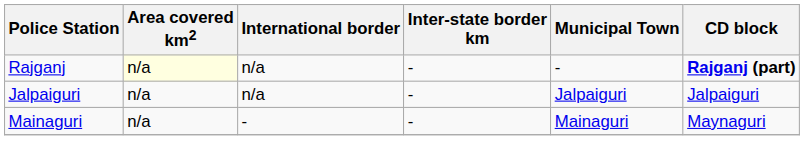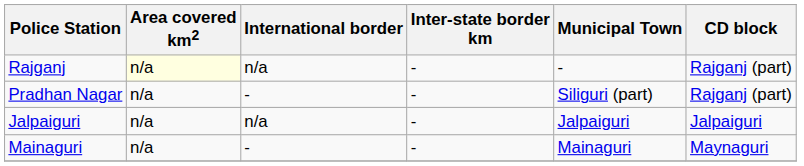(741, 67) bold -> (741, 67) normal
+ row: (65, 94)
